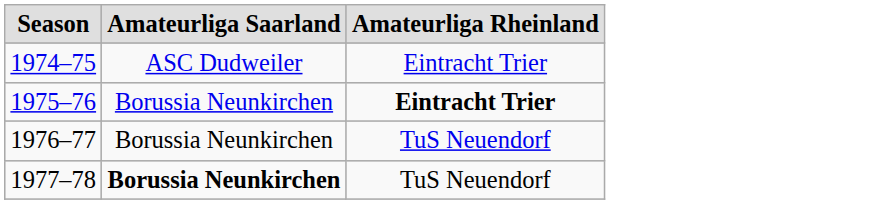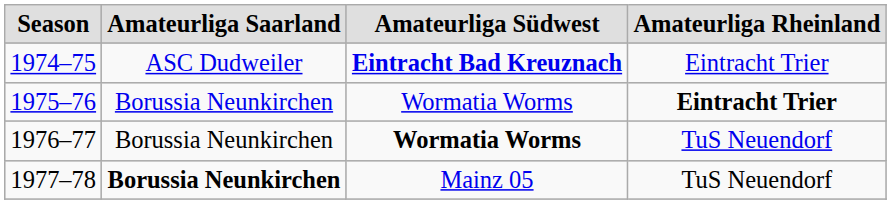+ column: (487, 23)
